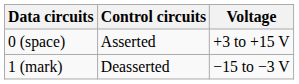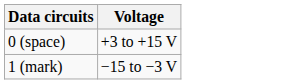- column: (153, 16)
